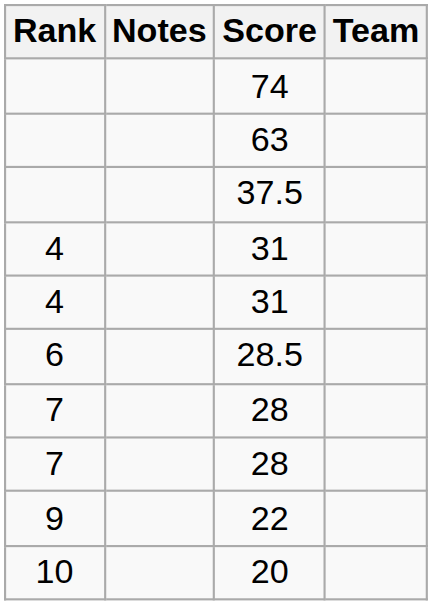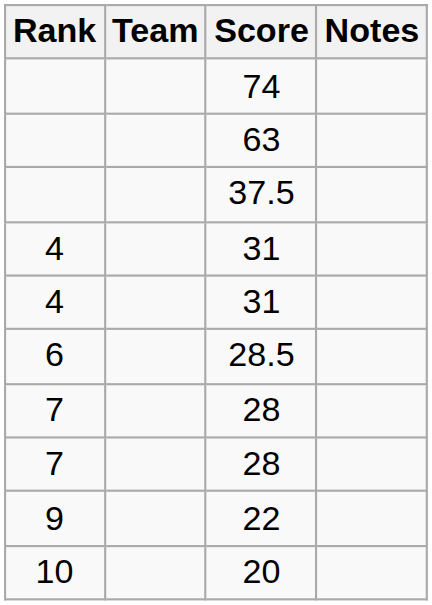columns swapped: (376, 31) <-> (159, 31)
